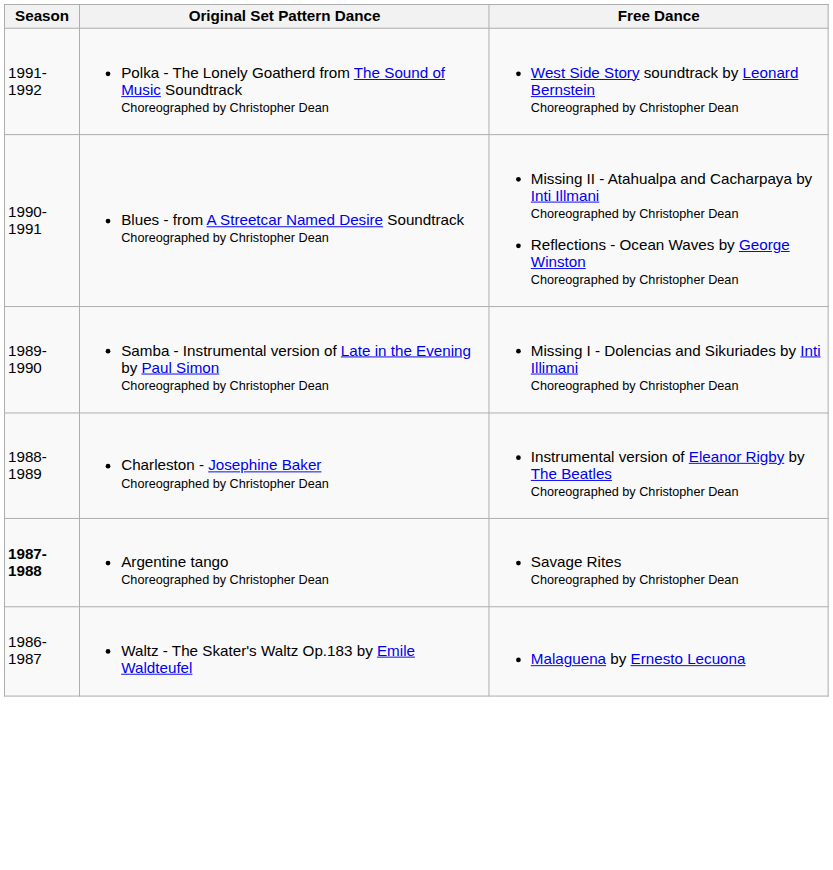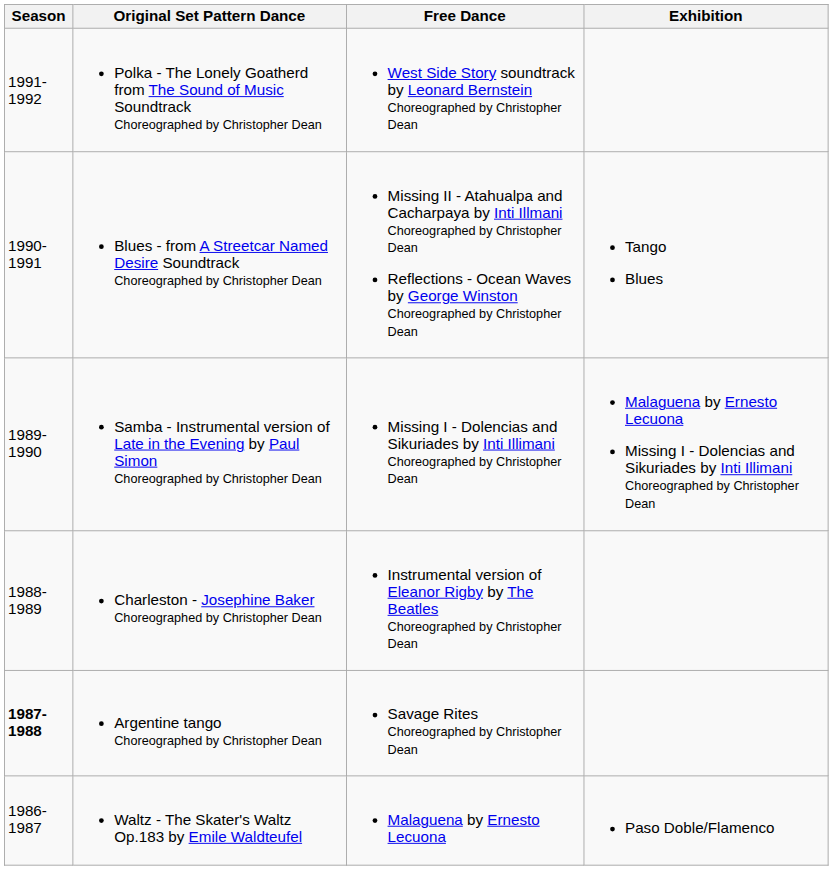+ column: (706, 16)
